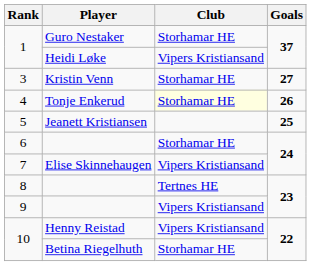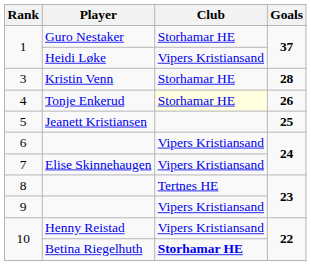(287, 79) 27 -> (287, 79) 28
(196, 143) Storhamar HE -> (211, 143) Vipers Kristiansand
(196, 249) normal -> (200, 249) bold
